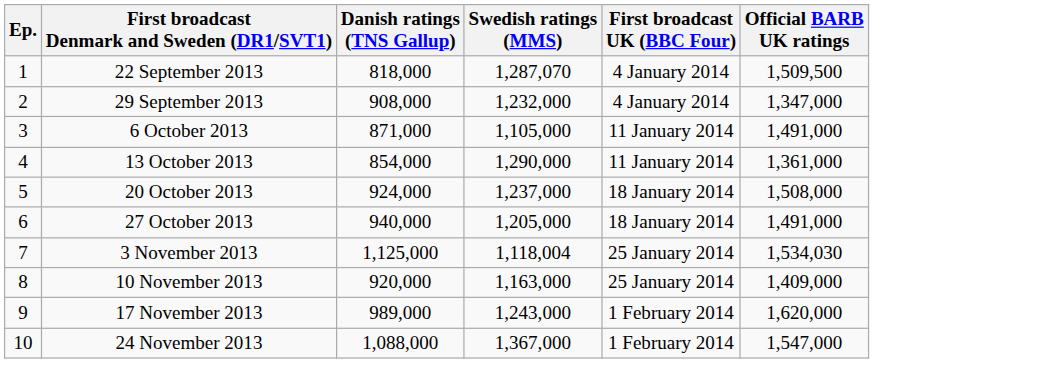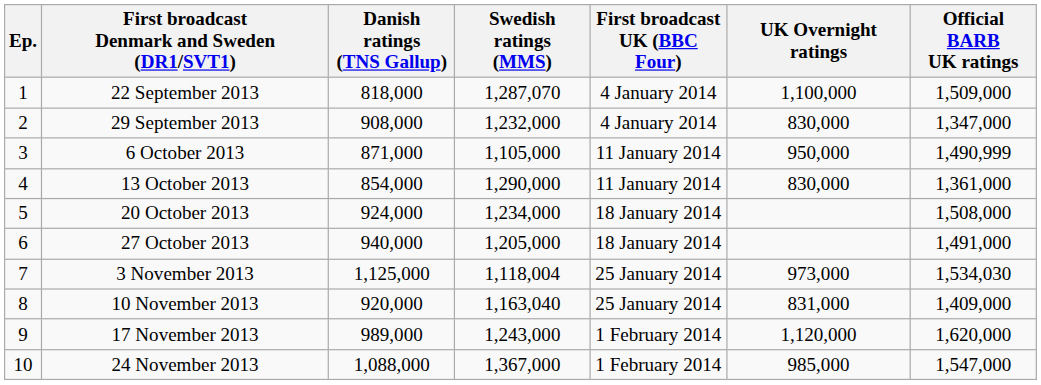+ column: (818, 41)
(804, 71) 1,509,500 -> (973, 92) 1,509,000
(804, 131) 1,491,000 -> (973, 153) 1,490,999
(533, 191) 1,237,000 -> (522, 213) 1,234,000
(533, 282) 1,163,000 -> (522, 304) 1,163,040
